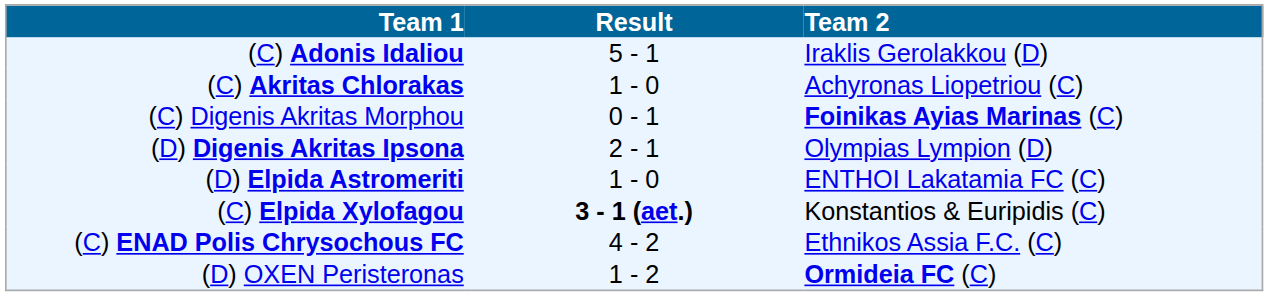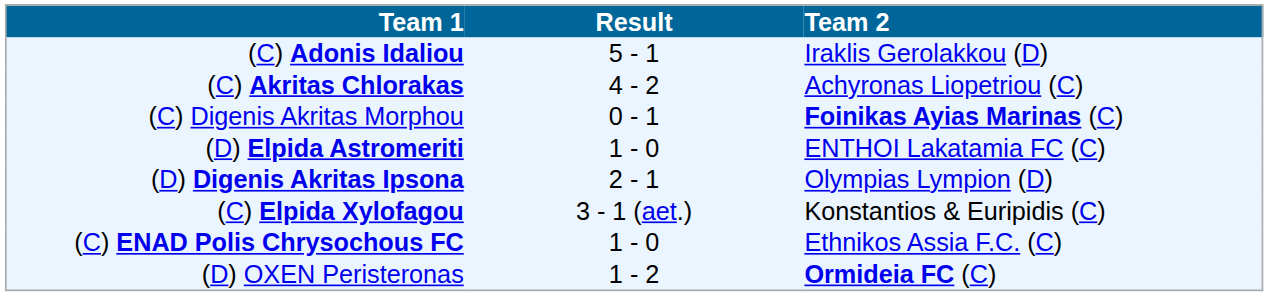(634, 85) 1 - 0 -> (634, 85) 4 - 2
rows swapped: (307, 148) <-> (335, 179)
(634, 211) bold -> (634, 211) normal
(634, 242) 4 - 2 -> (634, 242) 1 - 0
